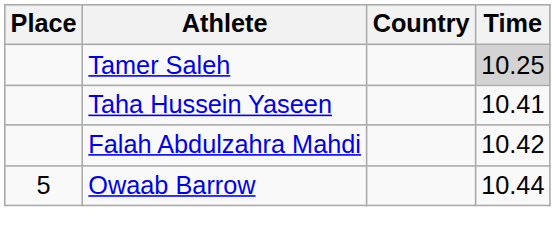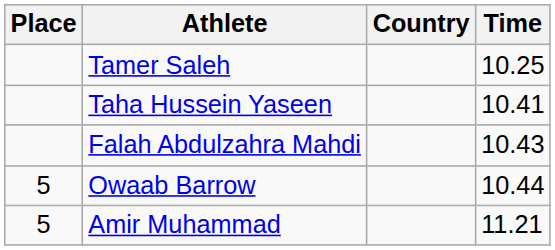(513, 64) lightgrey background -> (513, 64) no background
(513, 144) 10.42 -> (513, 144) 10.43
+ row: (185, 225)
